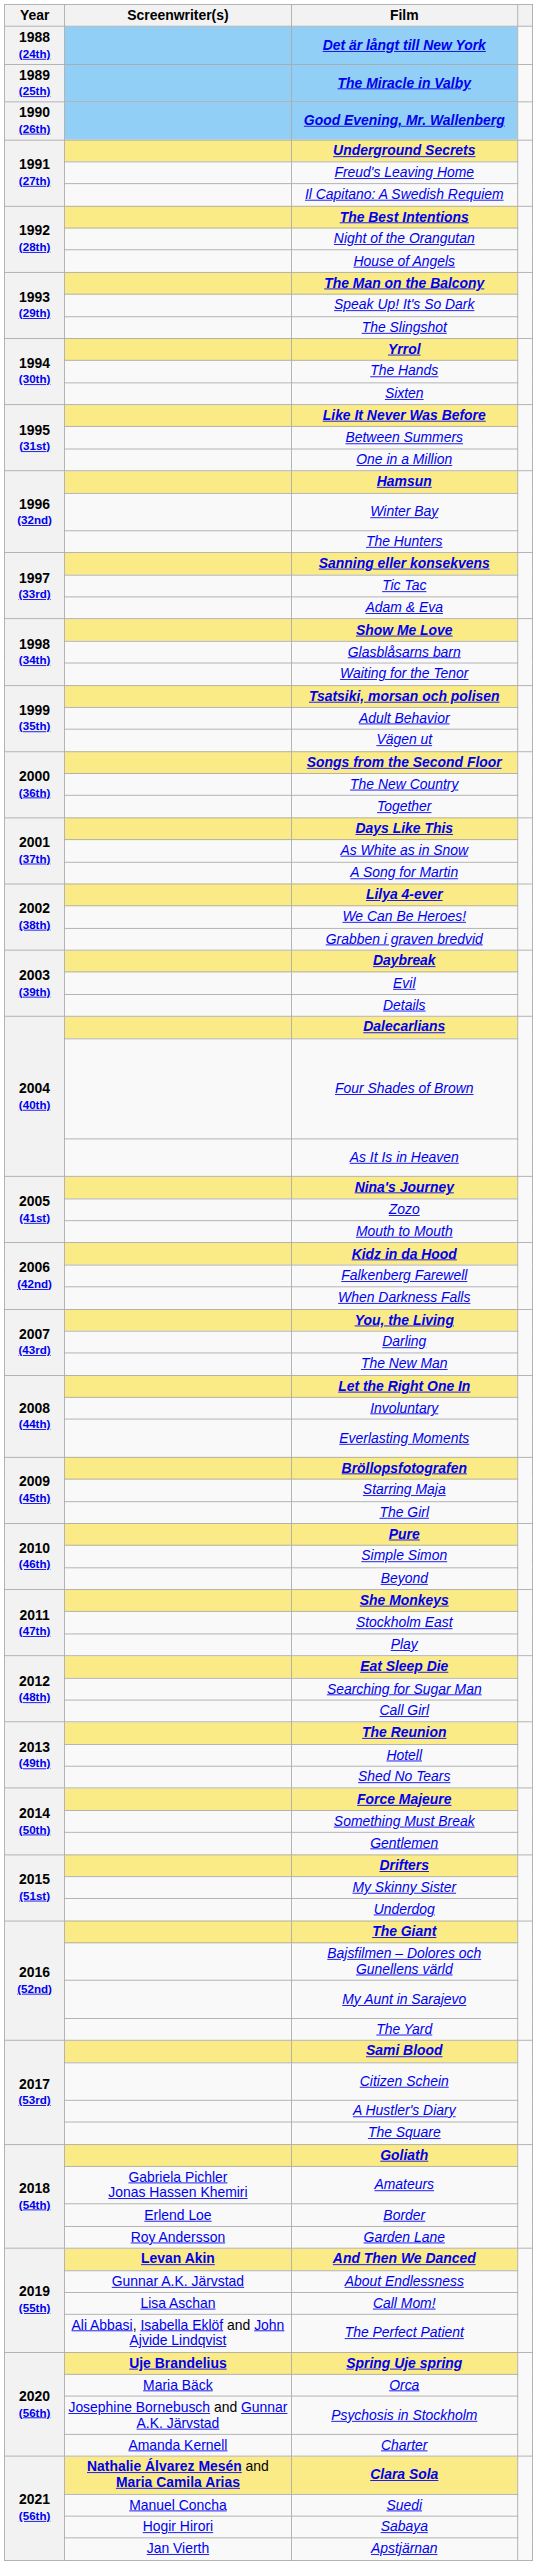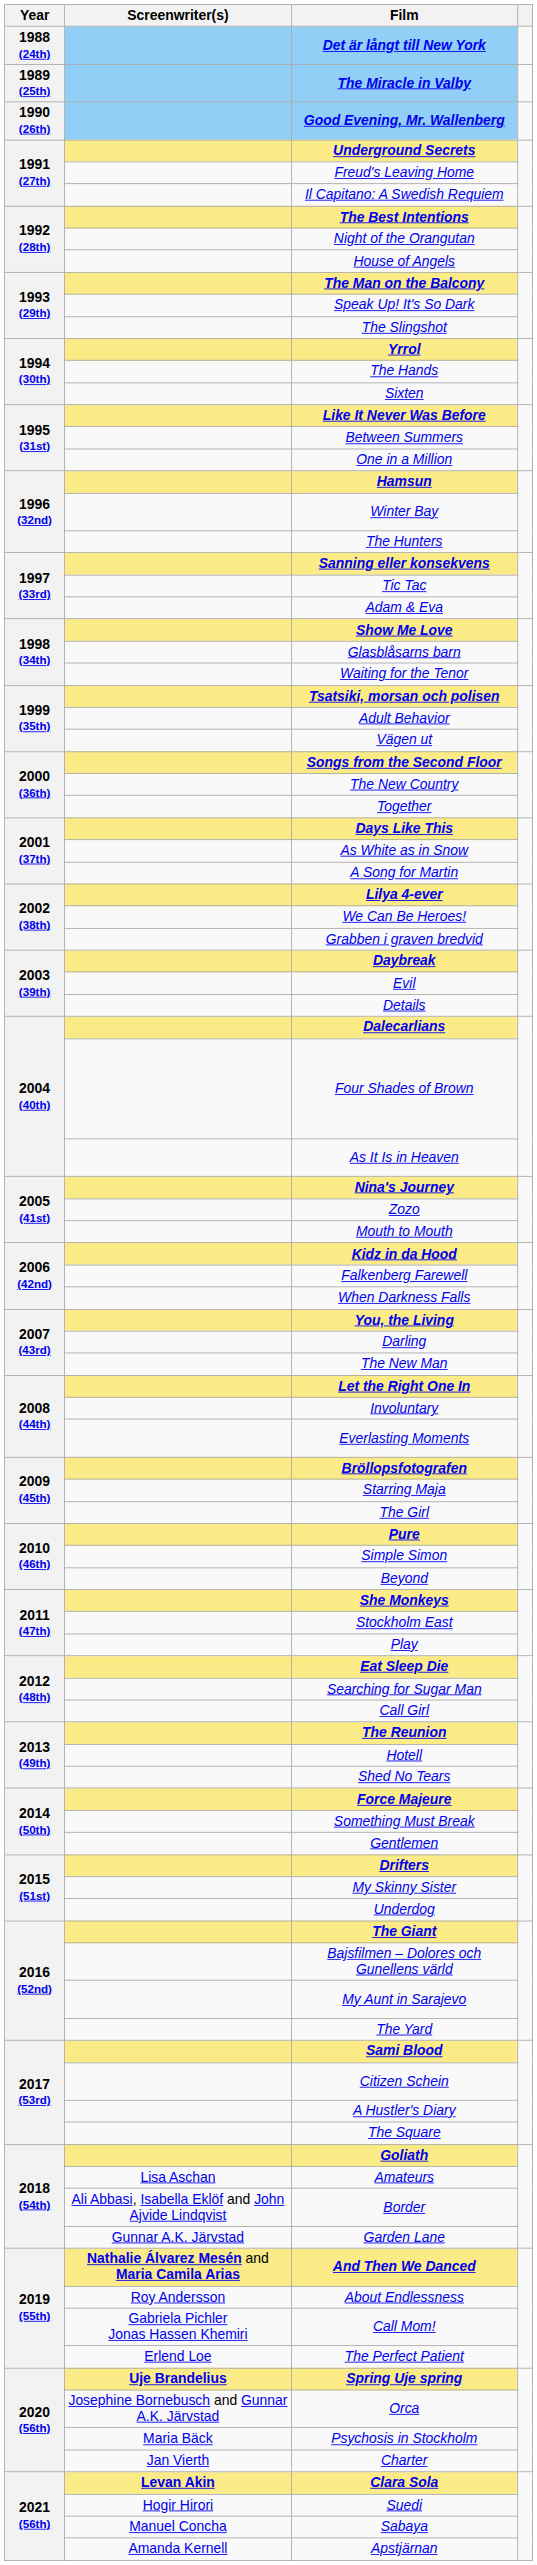(178, 2185) Gabriela Pichler Jonas Hassen Khemiri -> (178, 2177) Lisa Aschan
(178, 2215) Erlend Loe -> (178, 2207) Ali Abbasi, Isabella Eklöf and John Ajvide Lindqvist
(178, 2237) Roy Andersson -> (178, 2237) Gunnar A.K. Järvstad
(178, 2259) Levan Akin -> (178, 2267) Nathalie Álvarez Mesén and Maria Camila Arias
(178, 2281) Gunnar A.K. Järvstad -> (178, 2297) Roy Andersson
(178, 2303) Lisa Aschan -> (178, 2327) Gabriela Pichler Jonas Hassen Khemiri
(178, 2333) Ali Abbasi, Isabella Eklöf and John Ajvide Lindqvist -> (178, 2356) Erlend Loe
(178, 2385) Maria Bäck -> (178, 2408) Josephine Bornebusch and Gunnar A.K. Järvstad
(178, 2415) Josephine Bornebusch and Gunnar A.K. Järvstad -> (178, 2438) Maria Bäck
(178, 2445) Amanda Kernell -> (178, 2460) Jan Vierth
(178, 2475) Nathalie Álvarez Mesén and Maria Camila Arias -> (178, 2482) Levan Akin
(178, 2505) Manuel Concha -> (178, 2505) Hogir Hirori
(178, 2527) Hogir Hirori -> (178, 2527) Manuel Concha
(178, 2549) Jan Vierth -> (178, 2549) Amanda Kernell
